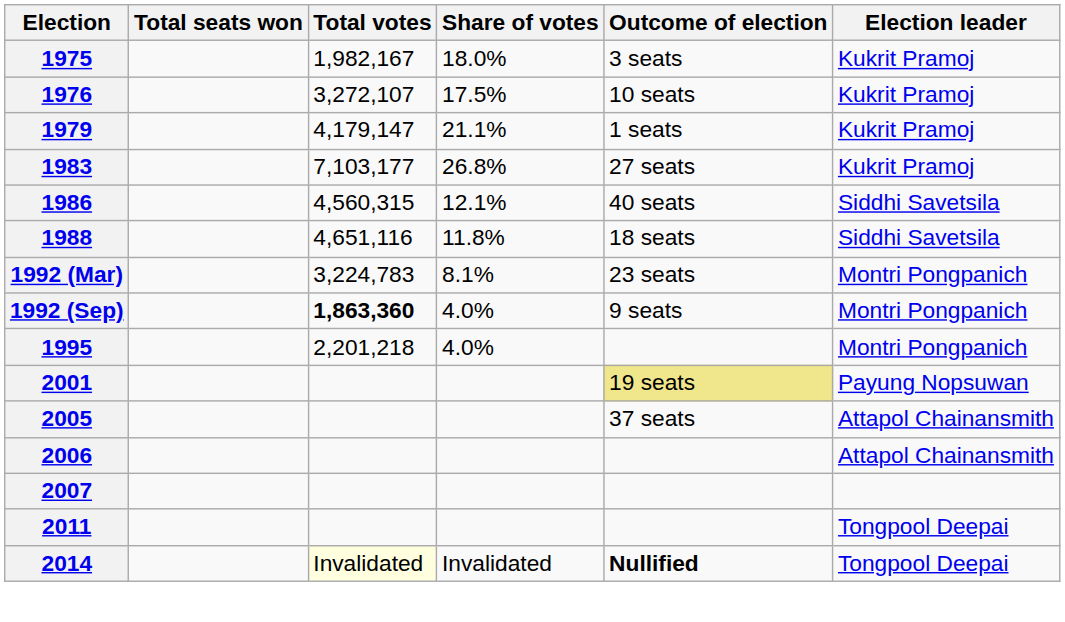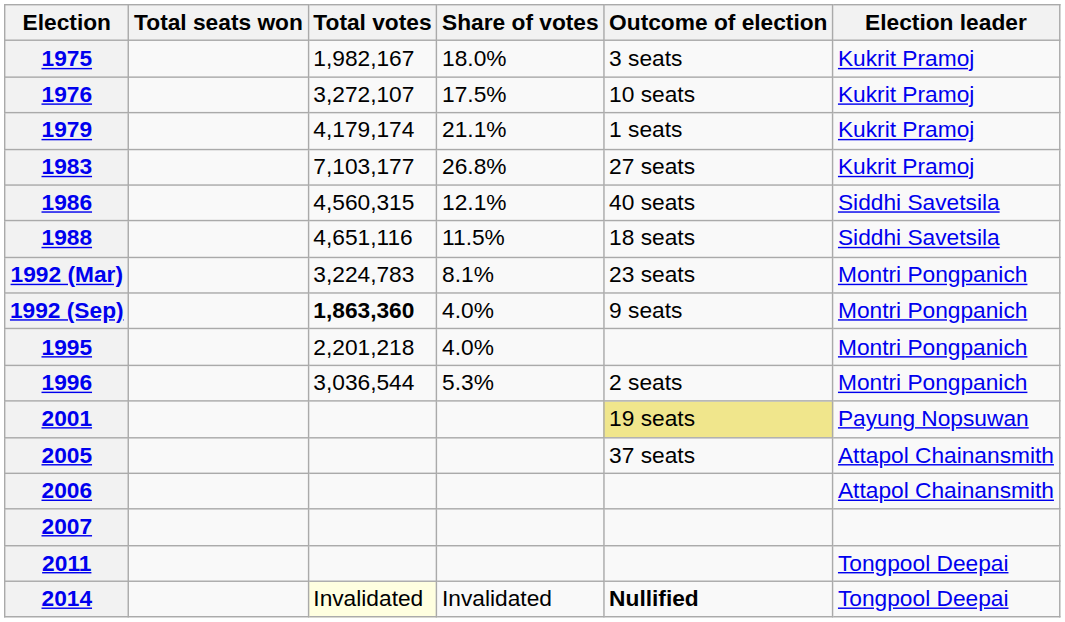(364, 130) 4,179,147 -> (364, 130) 4,179,174
(473, 238) 11.8% -> (473, 238) 11.5%
+ row: (67, 382)
